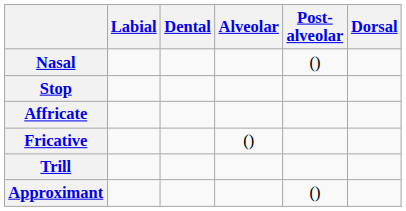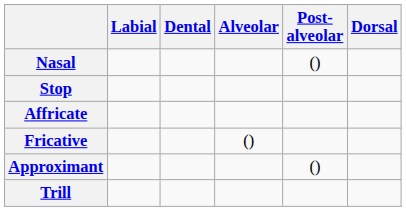rows swapped: (56, 166) <-> (56, 192)
